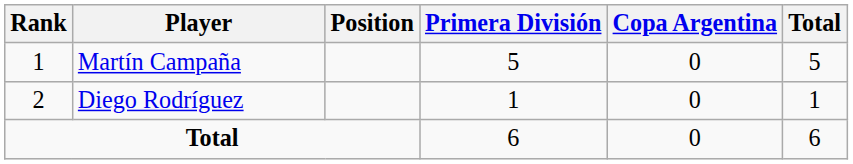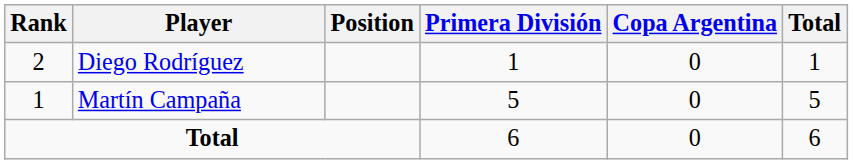rows swapped: (159, 61) <-> (161, 100)
